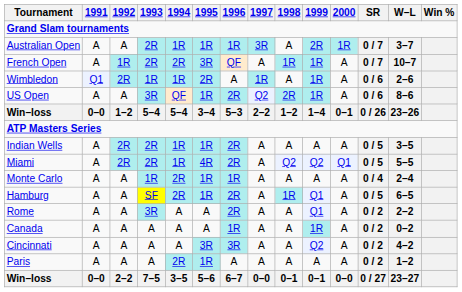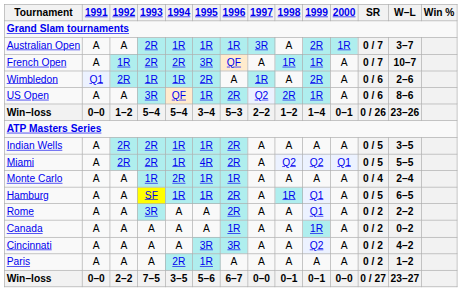(317, 78) 1R -> (317, 78) 2R
(179, 195) 2R -> (179, 195) 1R
